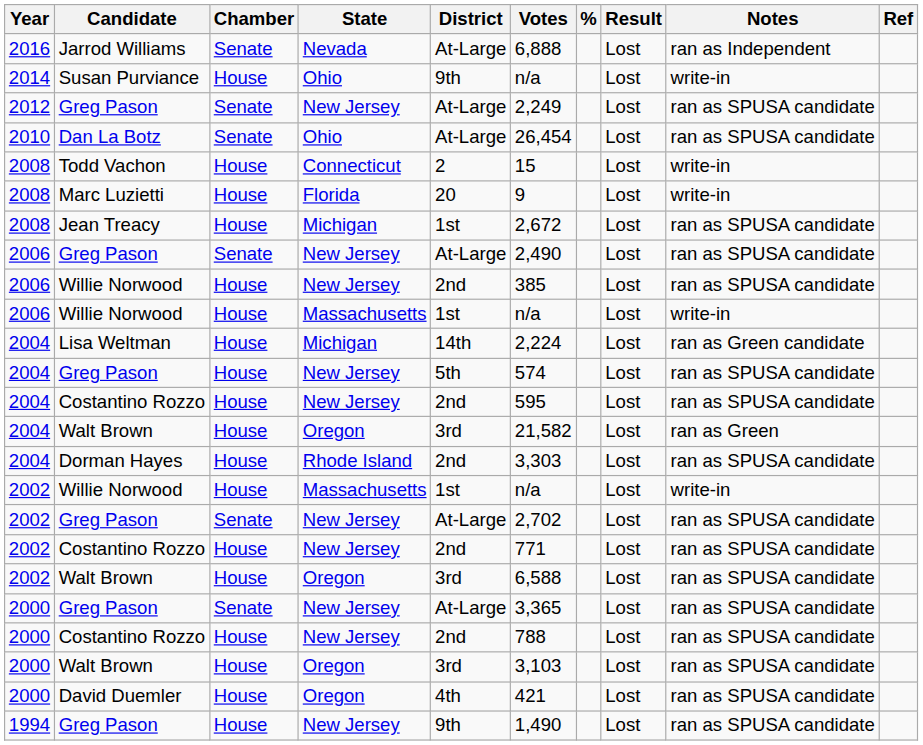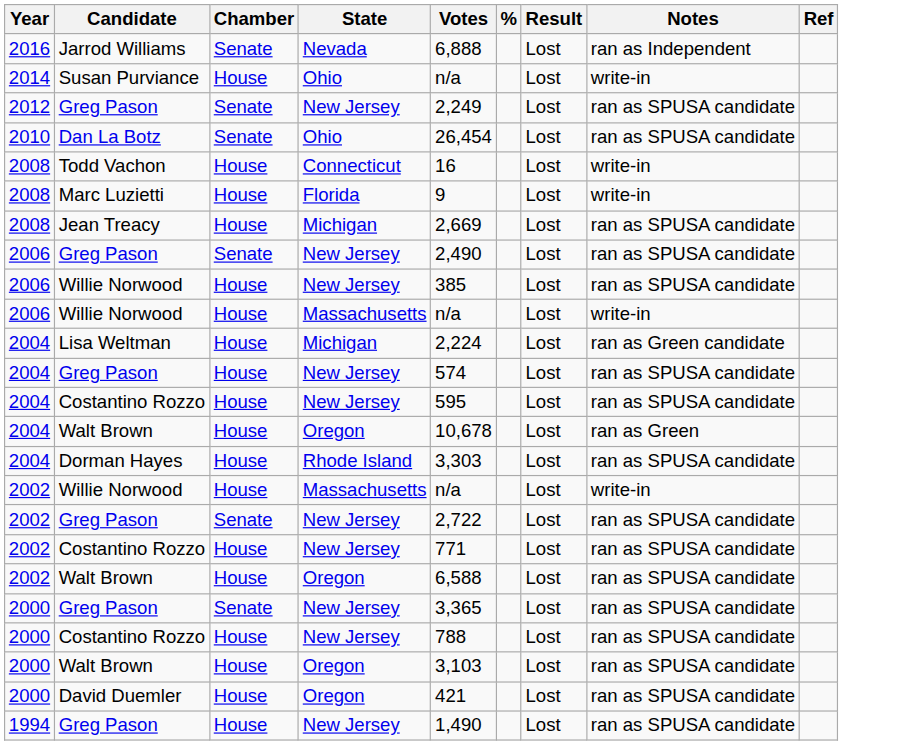- column: (471, 19)
(525, 166) 15 -> (445, 166) 16
(538, 225) 2,672 -> (458, 225) 2,669
(543, 431) 21,582 -> (464, 431) 10,678
(538, 519) 2,702 -> (458, 519) 2,722
